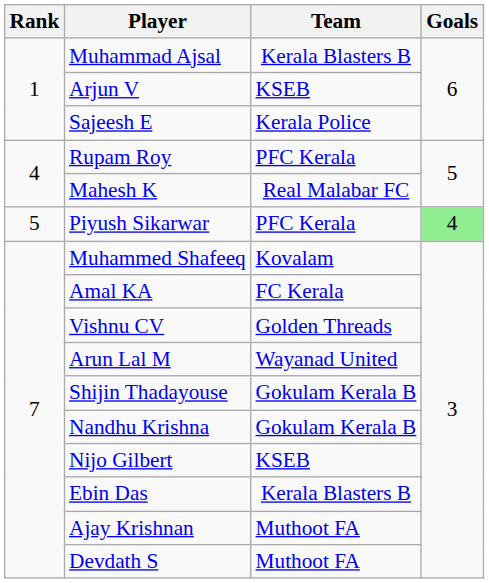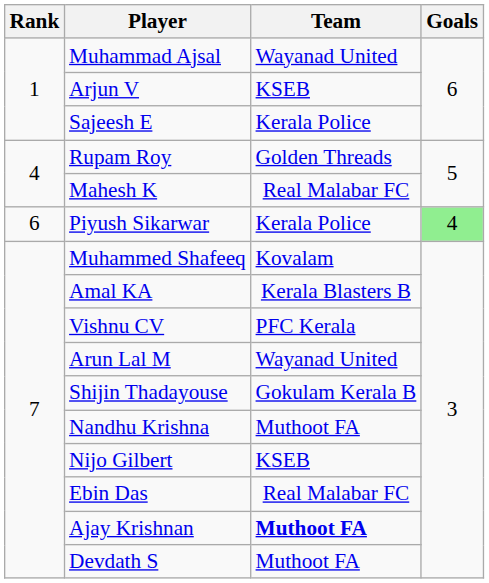(336, 55) Kerala Blasters B -> (327, 55) Wayanad United
(306, 156) PFC Kerala -> (324, 156) Golden Threads
(34, 223) 5 -> (34, 223) 6
(306, 223) PFC Kerala -> (313, 223) Kerala Police
(300, 291) FC Kerala -> (336, 291) Kerala Blasters B
(324, 325) Golden Threads -> (306, 325) PFC Kerala
(336, 426) Gokulam Kerala B -> (308, 426) Muthoot FA
(336, 493) Kerala Blasters B -> (336, 493) Real Malabar FC
(308, 527) normal -> (311, 527) bold
